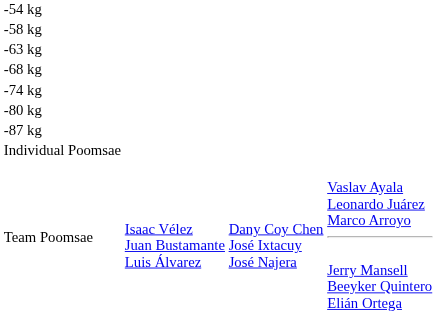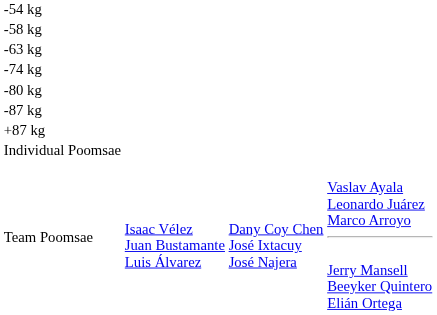- row: (23, 69)
+ row: (24, 130)
